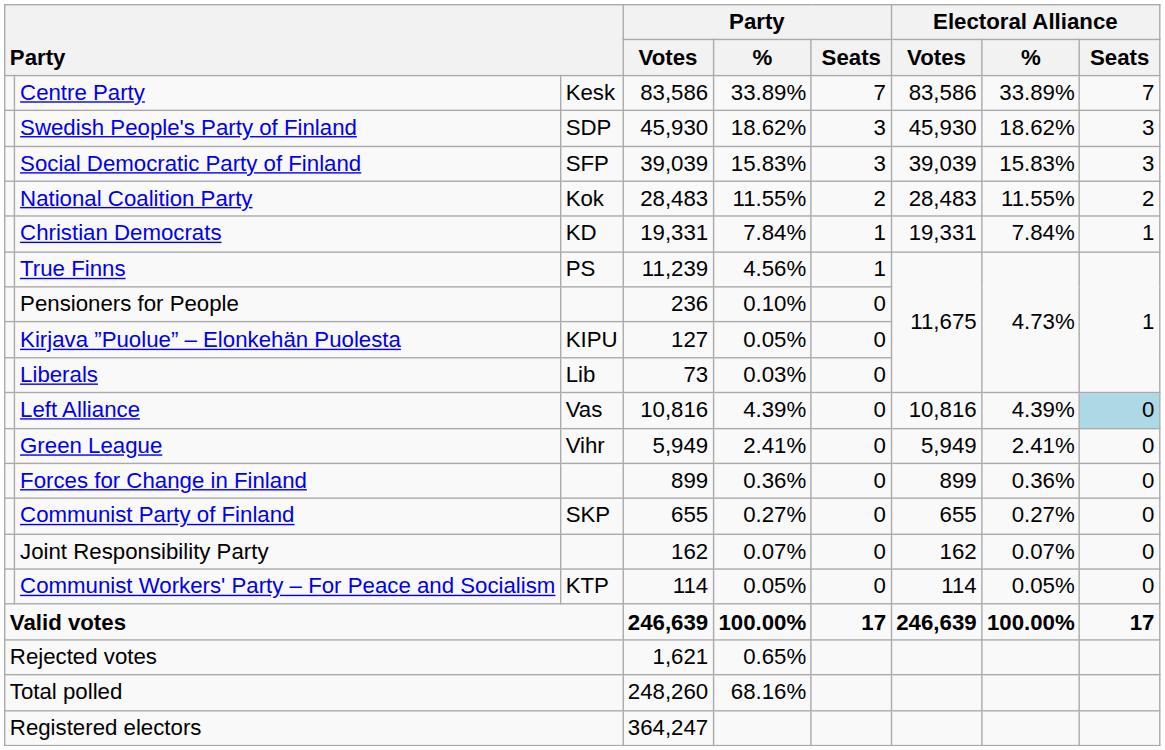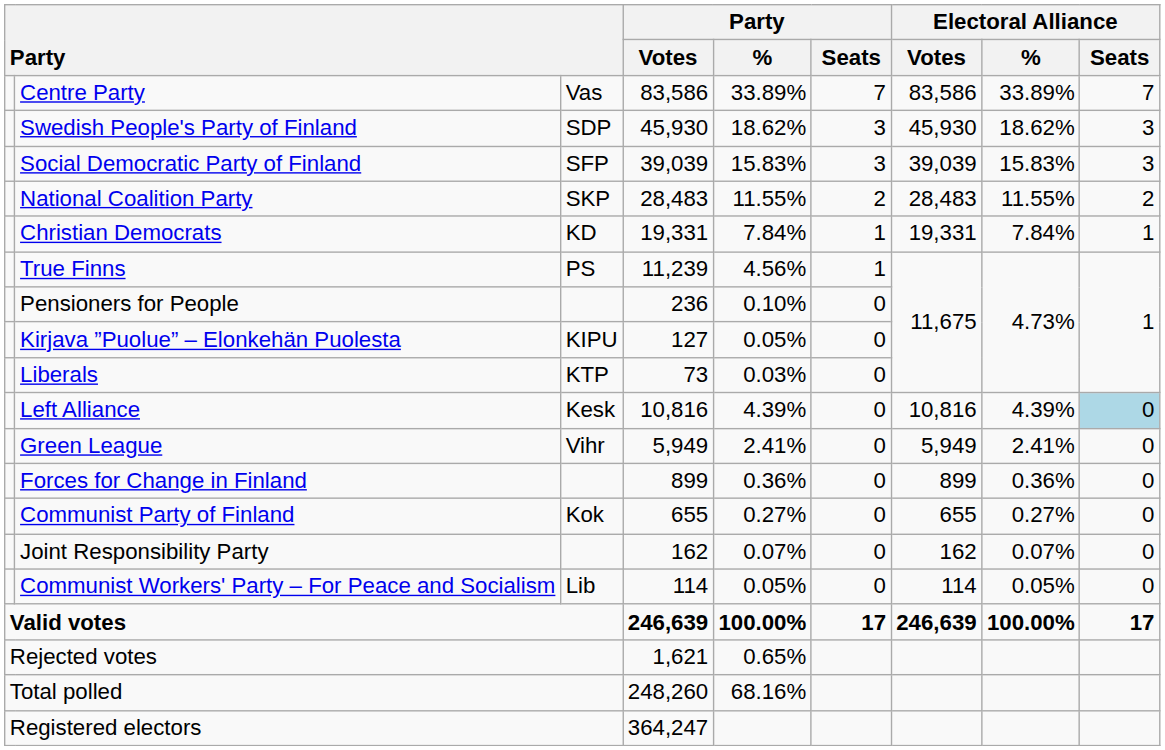(590, 92) Kesk -> (584, 92) Vas
(585, 198) Kok -> (588, 198) SKP
(580, 374) Lib -> (587, 374) KTP
(584, 410) Vas -> (590, 410) Kesk
(588, 515) SKP -> (585, 515) Kok
(587, 586) KTP -> (580, 586) Lib
